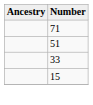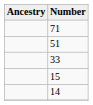+ row: (55, 92)
